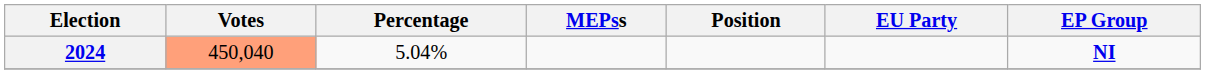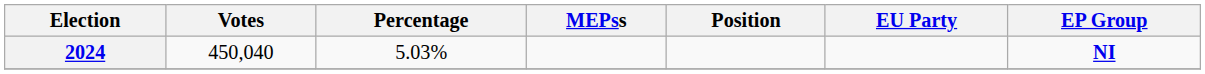(241, 52) lightsalmon background -> (241, 52) no background
(421, 52) 5.04% -> (421, 52) 5.03%
